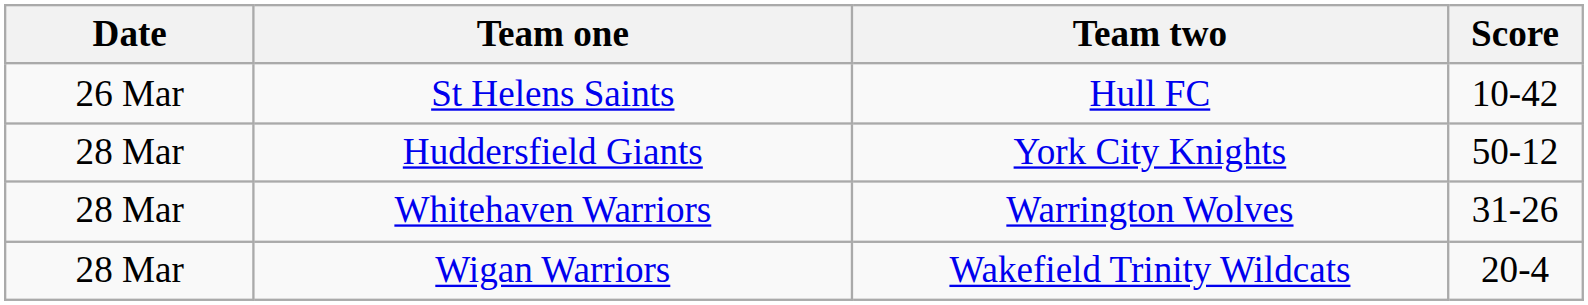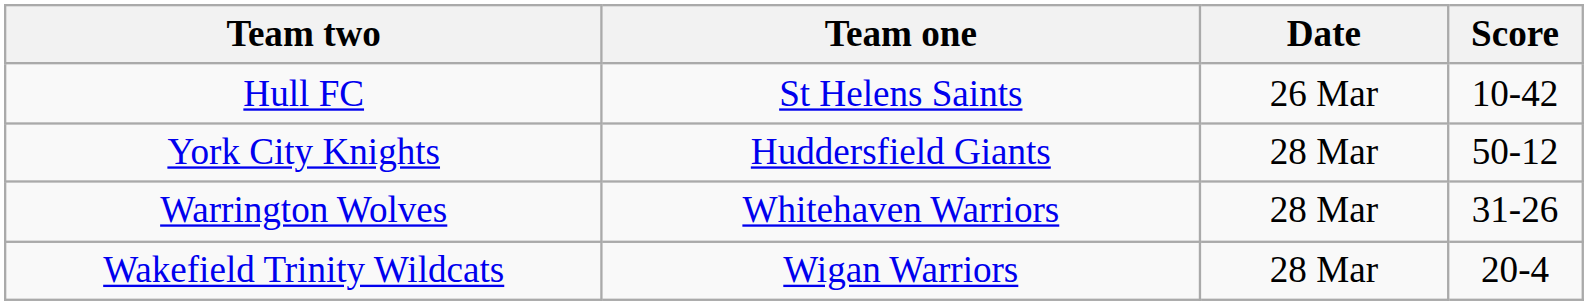columns swapped: (130, 33) <-> (1150, 33)
